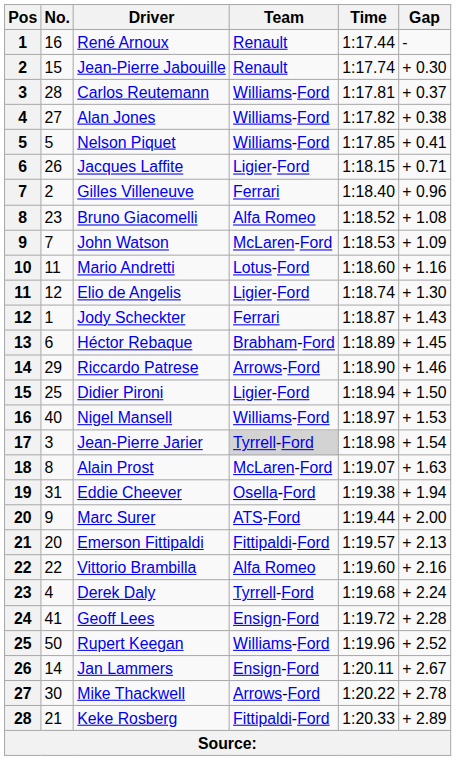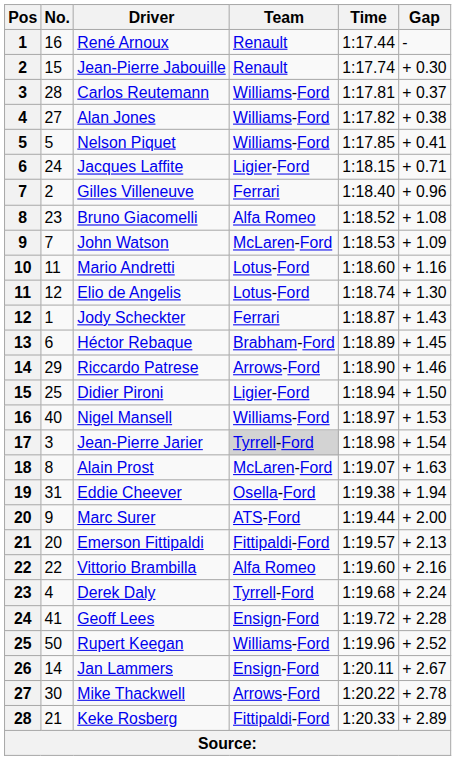(53, 167) 26 -> (53, 167) 24
(271, 292) Ligier-Ford -> (271, 292) Lotus-Ford
